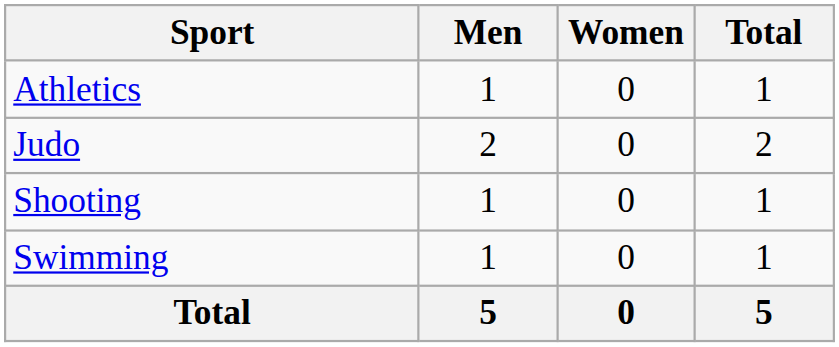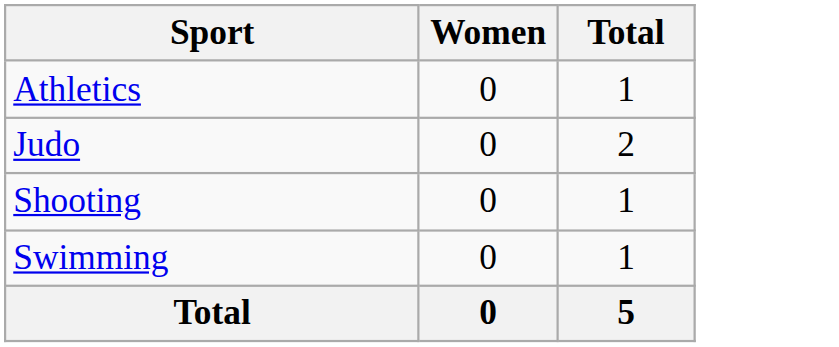- column: (488, 32)
